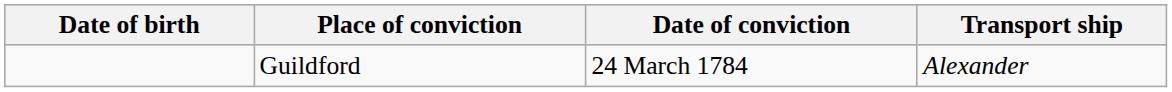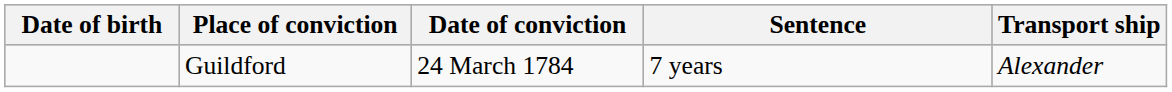+ column: (818, 24)
